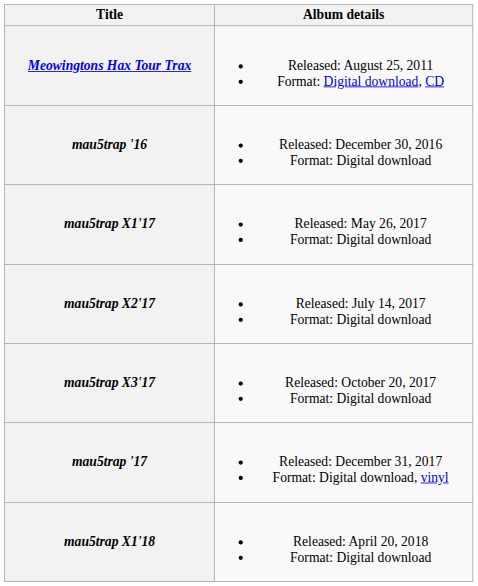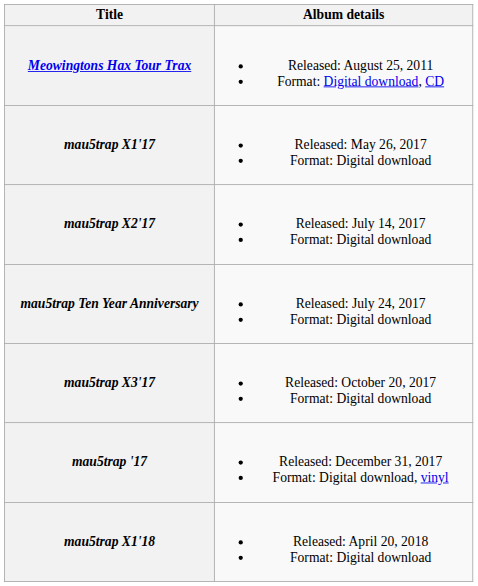- row: (110, 145)
+ row: (110, 303)
